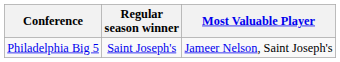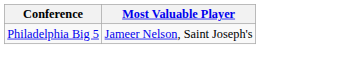- column: (142, 21)
